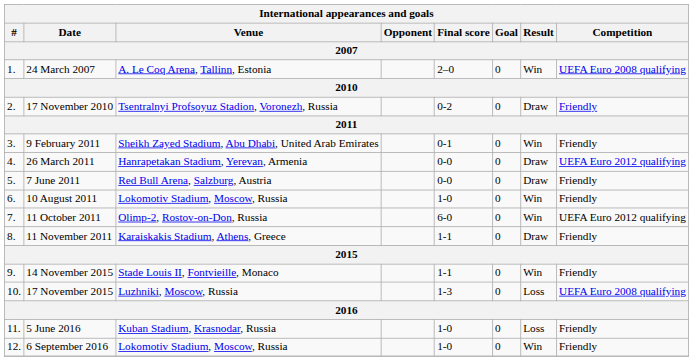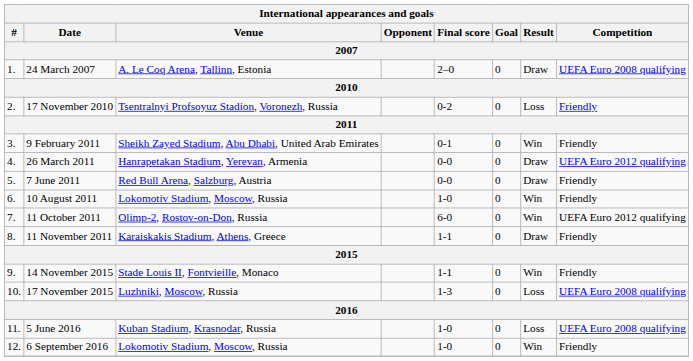(533, 69) Win -> (536, 69) Draw
(536, 106) Draw -> (534, 106) Loss
(578, 329) Friendly -> (622, 329) UEFA Euro 2008 qualifying
